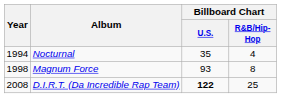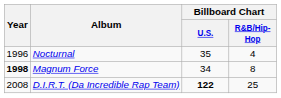(17, 54) 1994 -> (17, 54) 1996
(17, 69) normal -> (17, 69) bold
(205, 69) 93 -> (205, 69) 34
